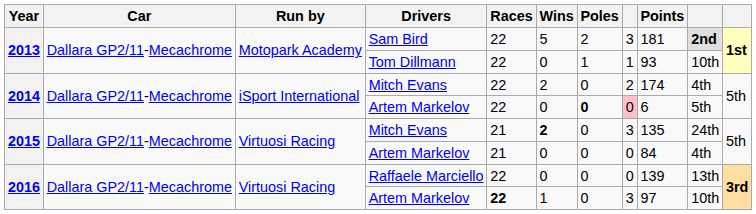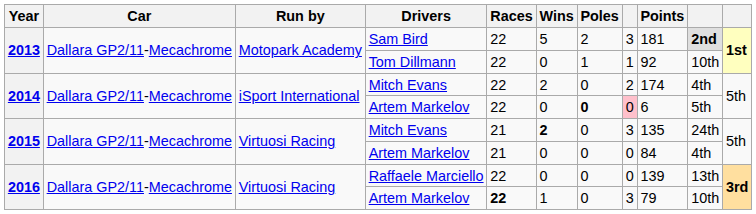(648, 62) 93 -> (648, 62) 92
(648, 198) 97 -> (648, 198) 79
